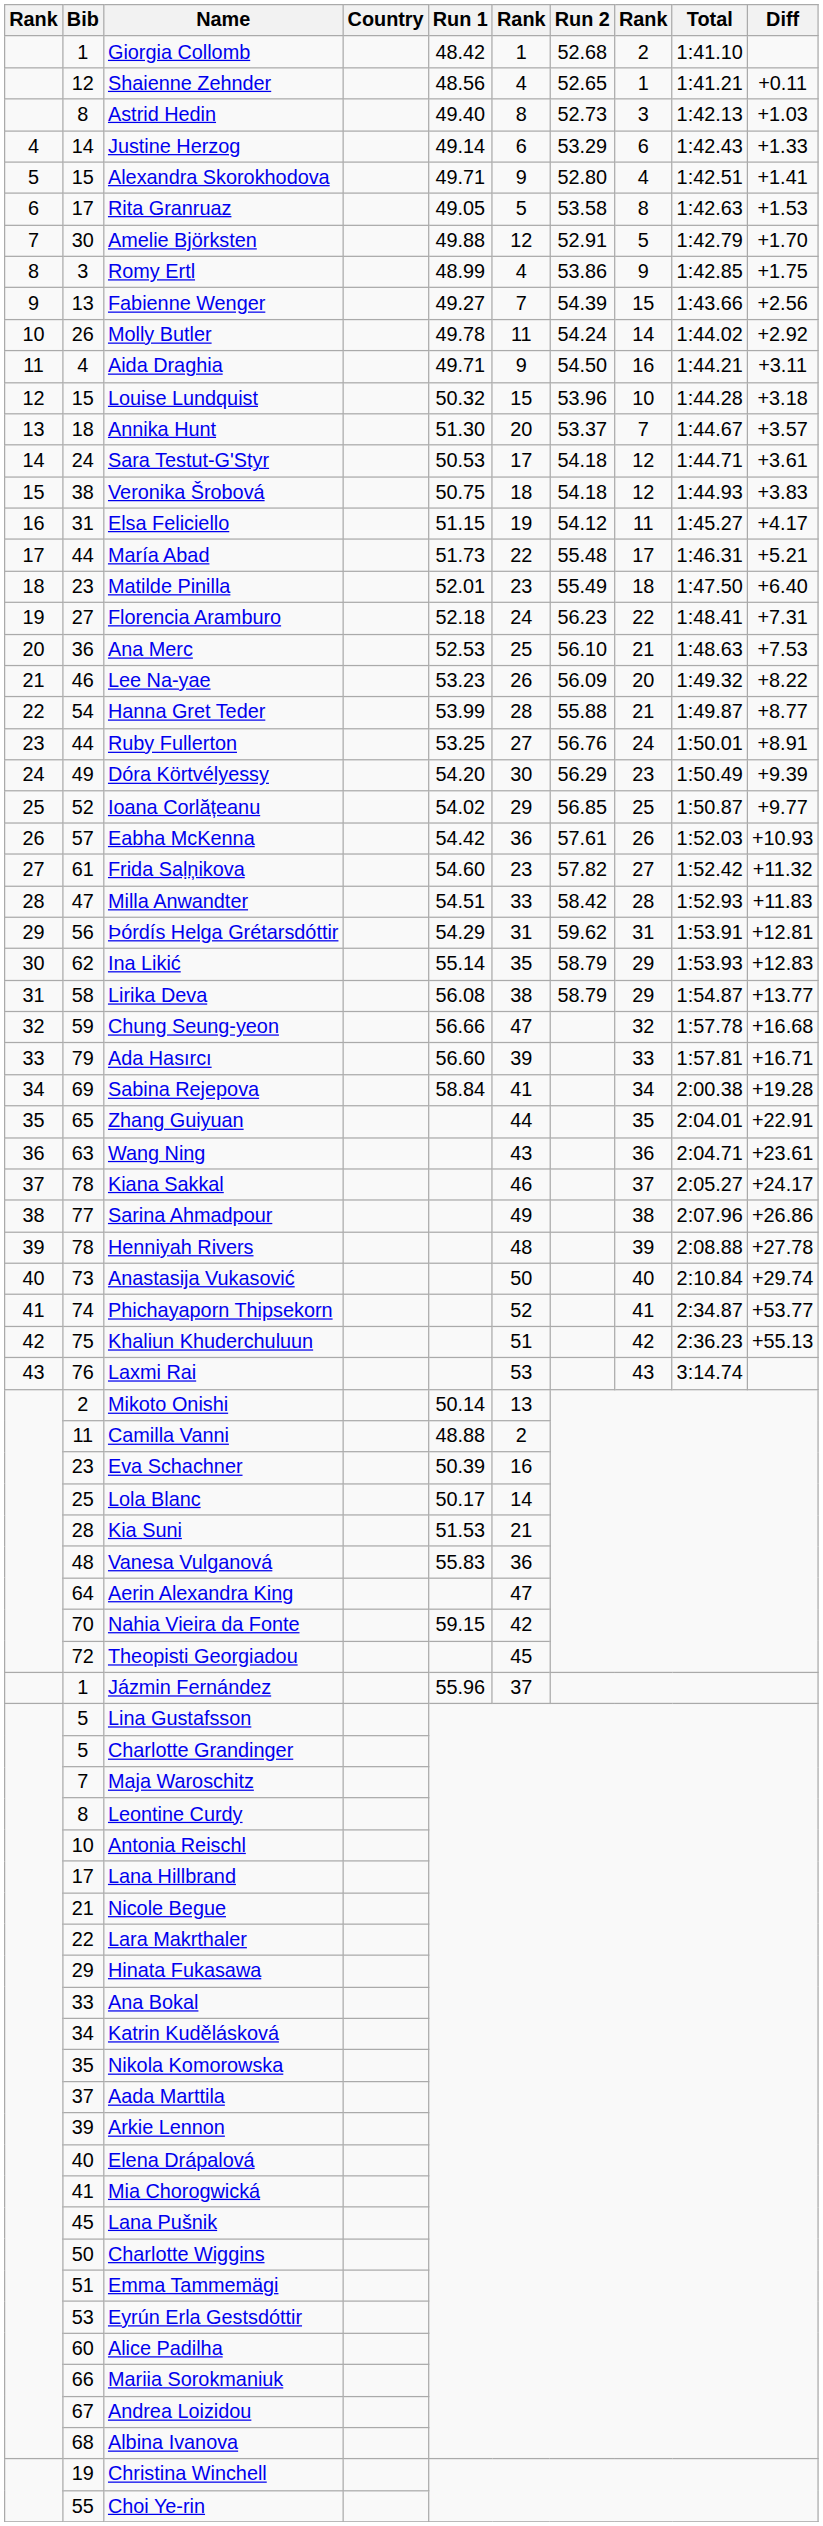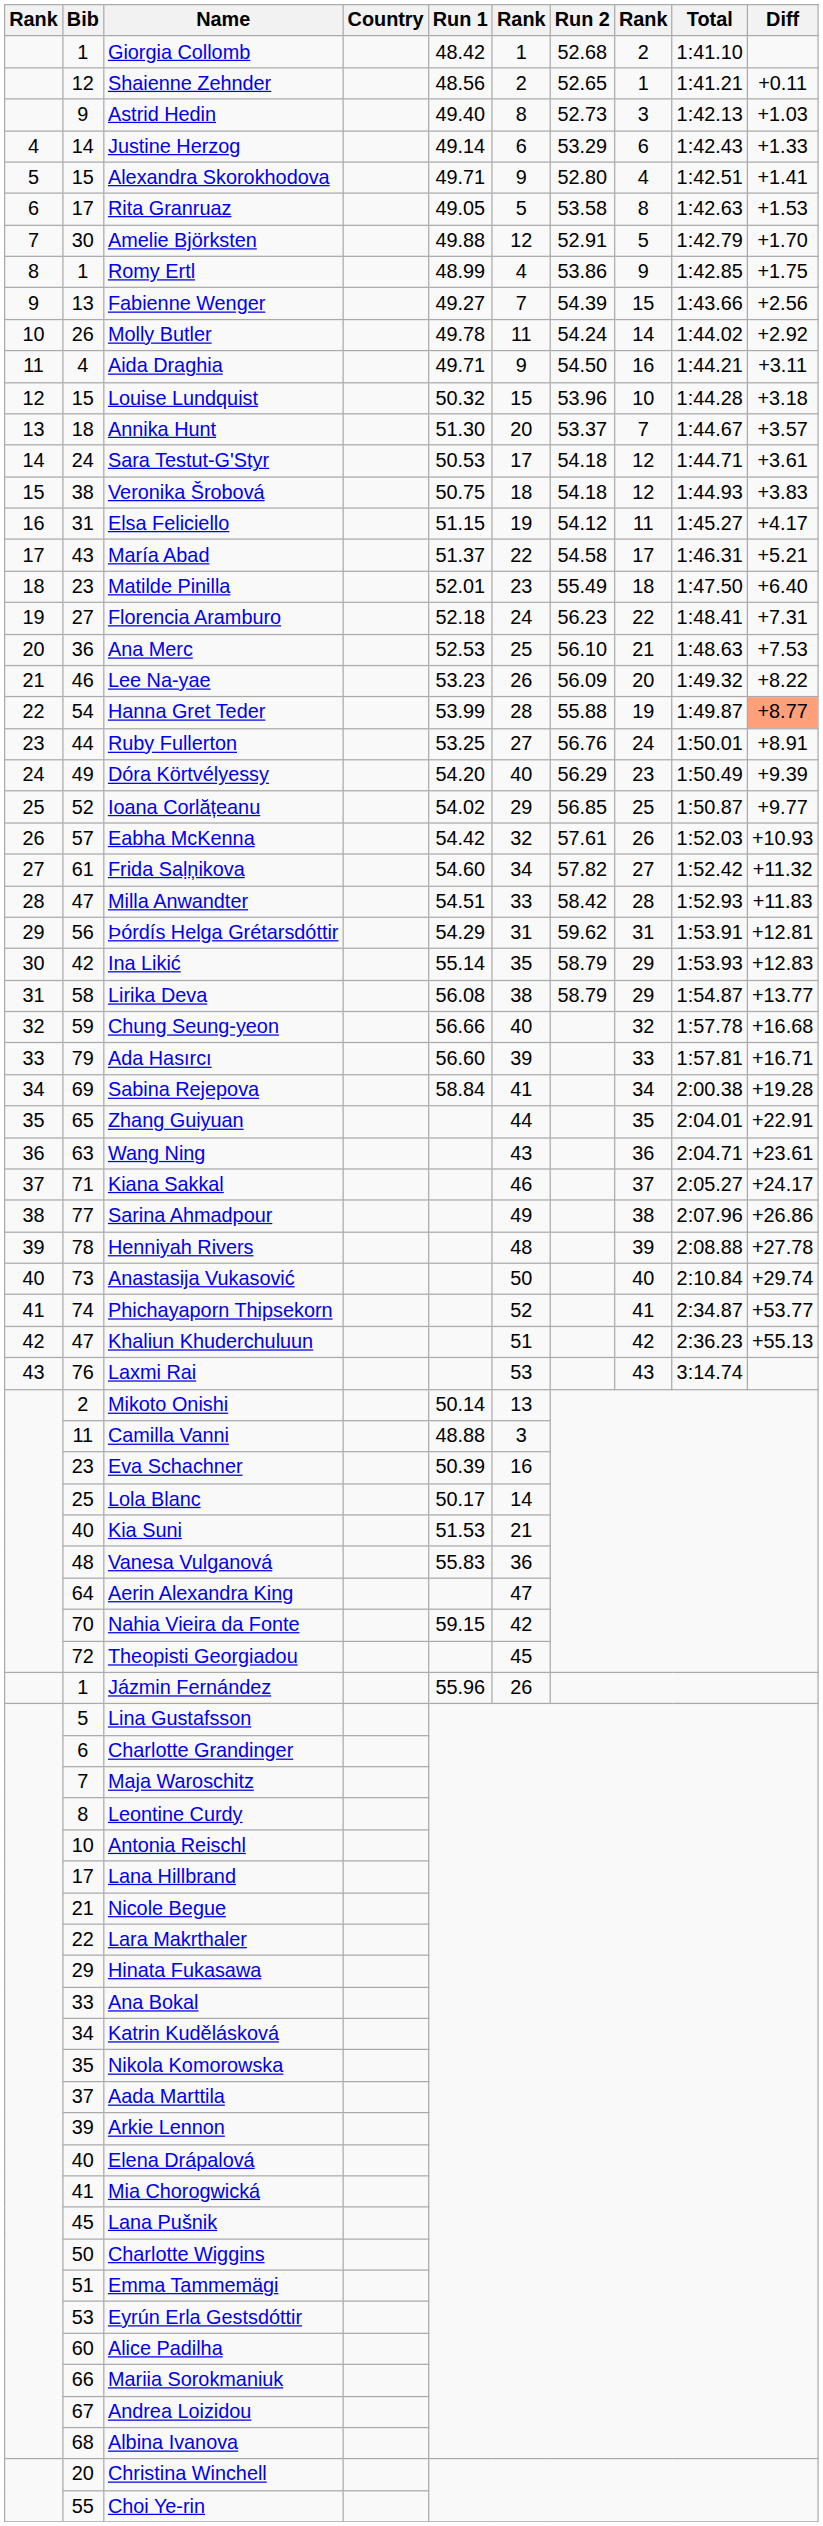(521, 83) 4 -> (521, 83) 2
(83, 114) 8 -> (83, 114) 9
(83, 271) 3 -> (83, 271) 1
(83, 555) 44 -> (83, 555) 43
(460, 555) 51.73 -> (460, 555) 51.37
(582, 555) 55.48 -> (582, 555) 54.58
(643, 712) 21 -> (643, 712) 19
(783, 712) no background -> (783, 712) lightsalmon background
(521, 775) 30 -> (521, 775) 40
(521, 838) 36 -> (521, 838) 32
(521, 869) 23 -> (521, 869) 34
(83, 964) 62 -> (83, 964) 42
(521, 1027) 47 -> (521, 1027) 40
(83, 1184) 78 -> (83, 1184) 71
(83, 1341) 75 -> (83, 1341) 47
(521, 1436) 2 -> (521, 1436) 3
(83, 1530) 28 -> (83, 1530) 40
(521, 1687) 37 -> (521, 1687) 26
(83, 1750) 5 -> (83, 1750) 6
(83, 2474) 19 -> (83, 2474) 20
